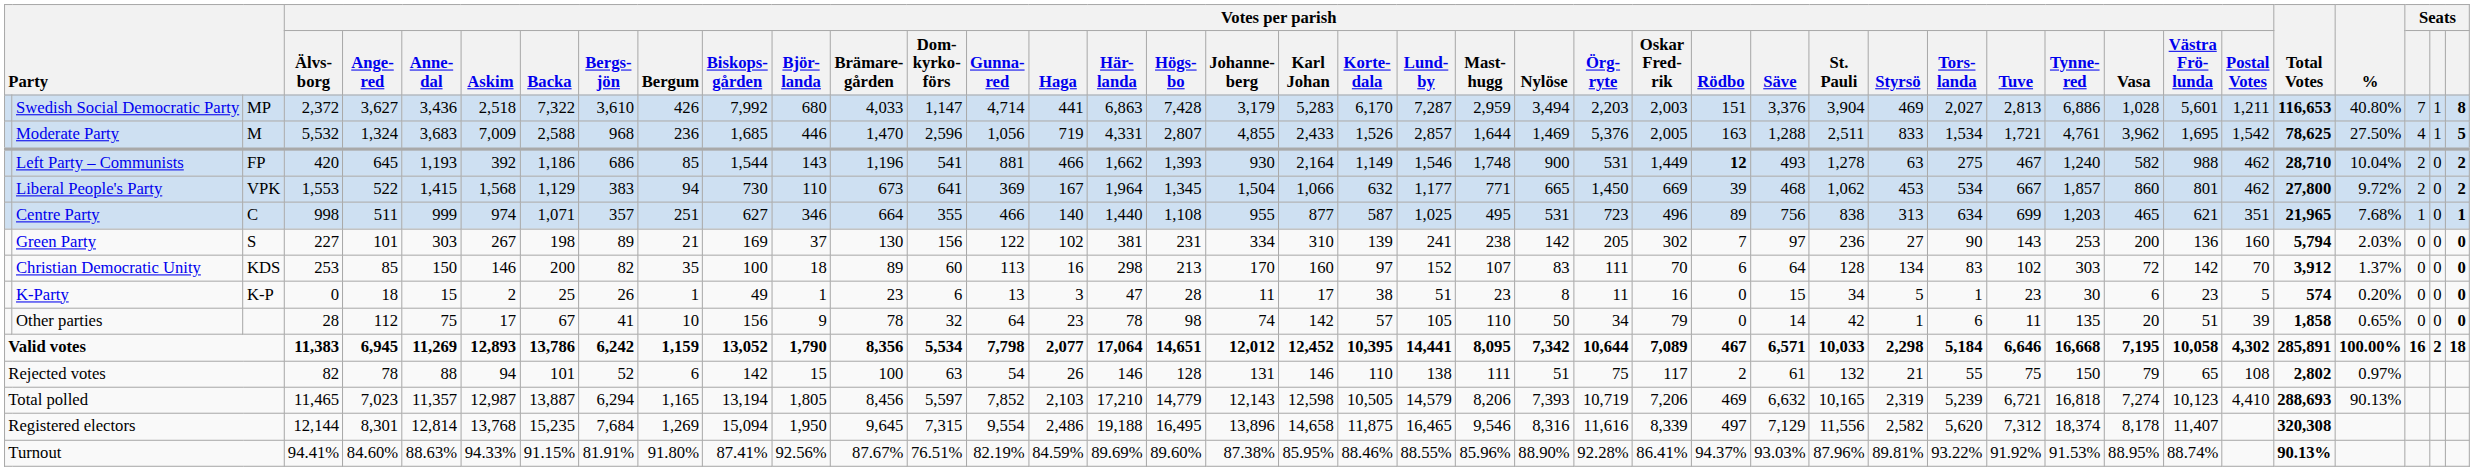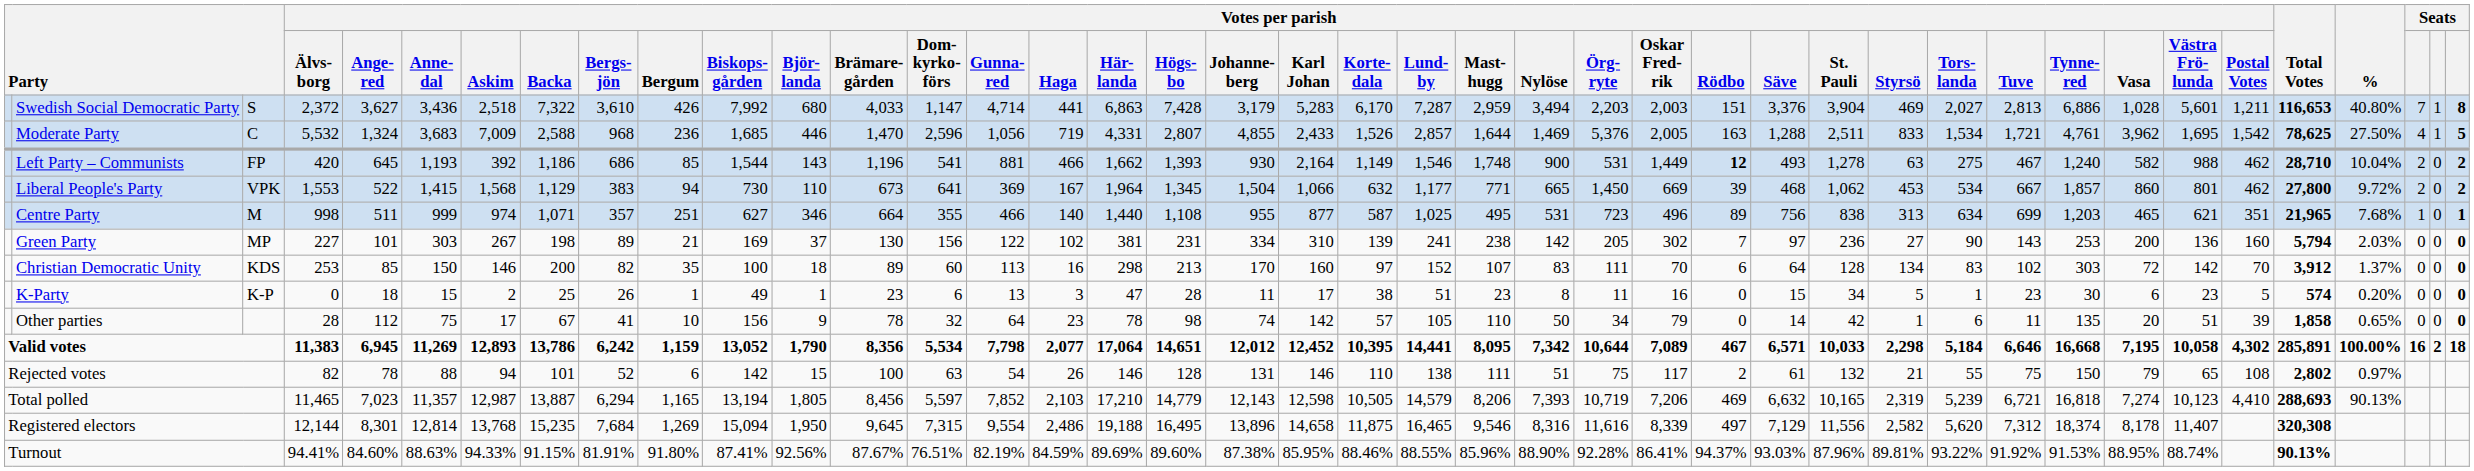(259, 107) MP -> (252, 107) S
(254, 134) M -> (252, 134) C
(252, 215) C -> (254, 215) M
(252, 241) S -> (259, 241) MP
